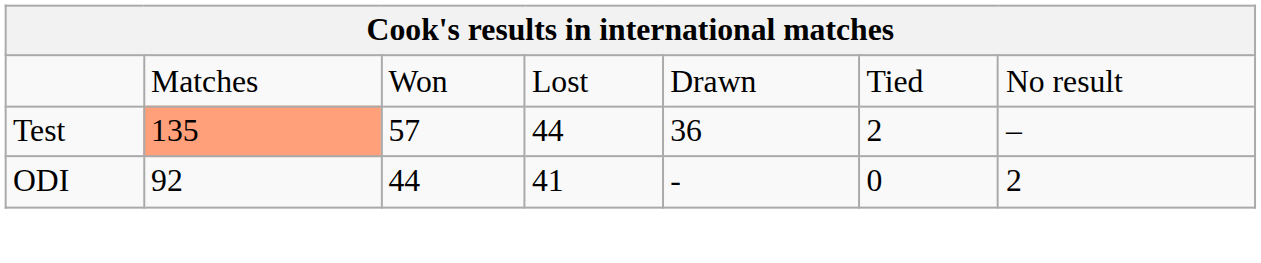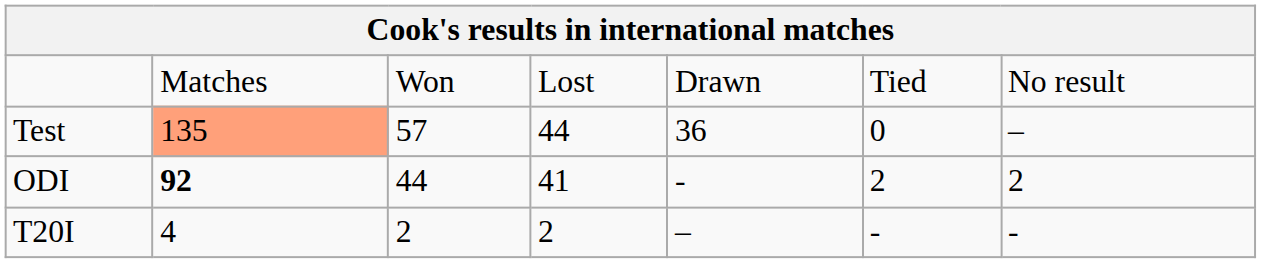(874, 130) 2 -> (878, 130) 0
(167, 181) normal -> (176, 181) bold
(874, 181) 0 -> (878, 181) 2
+ row: (44, 231)
